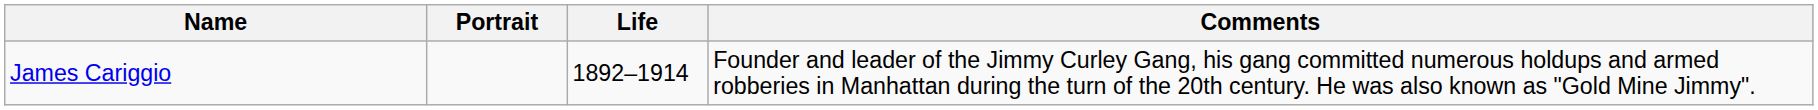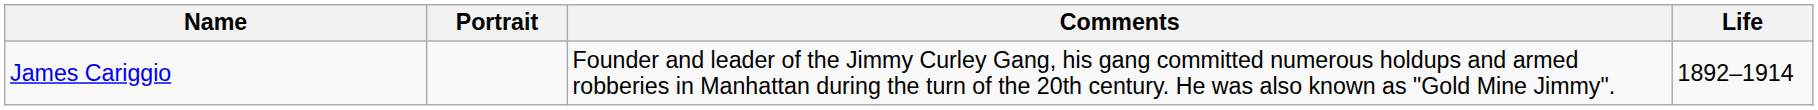columns swapped: (638, 22) <-> (1260, 22)
